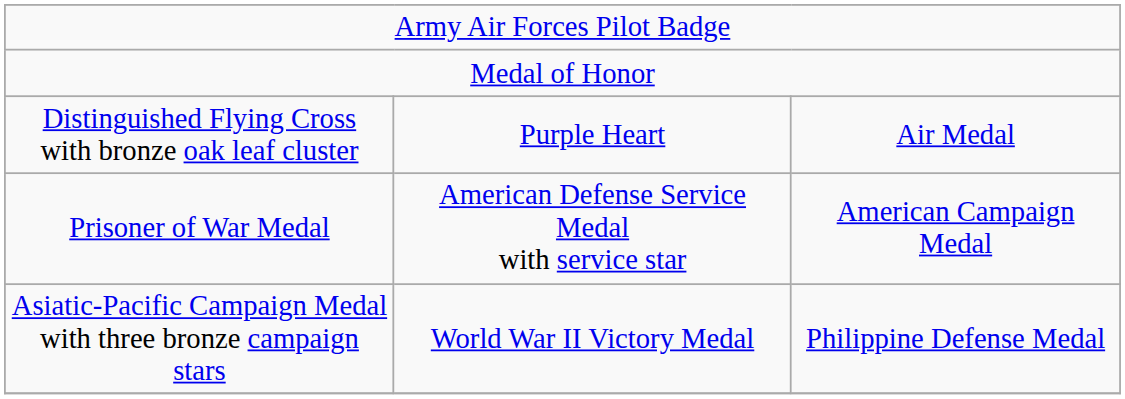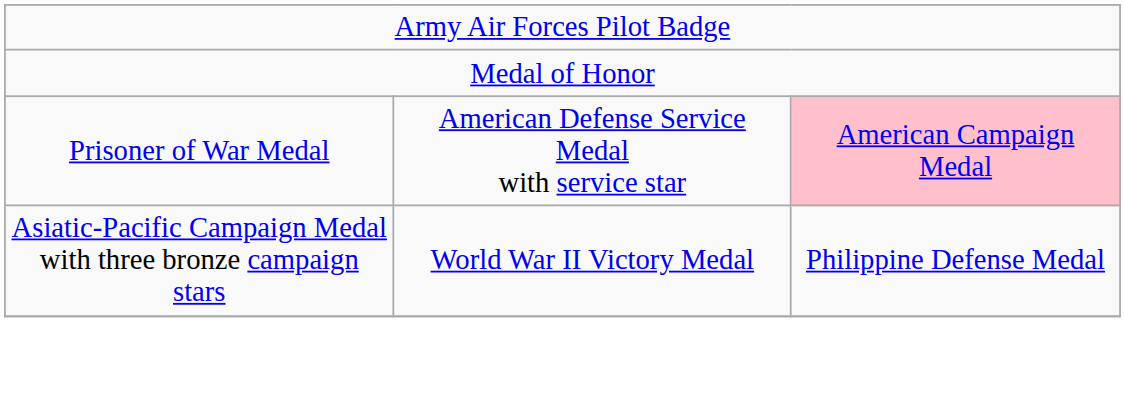- row: (199, 134)
(956, 227) no background -> (956, 150) pink background
